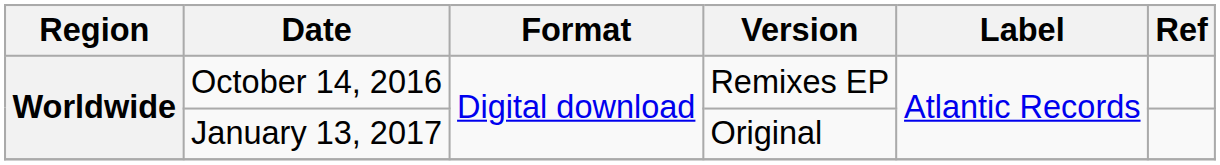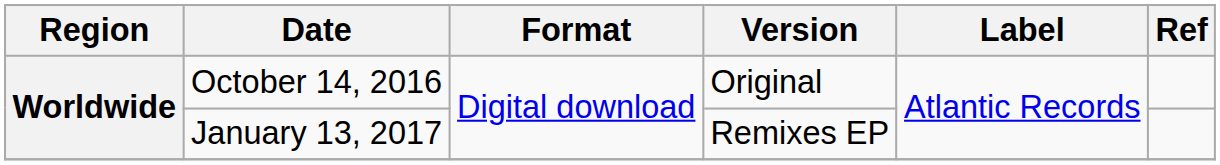(800, 81) Remixes EP -> (766, 81) Original
(766, 133) Original -> (800, 133) Remixes EP
